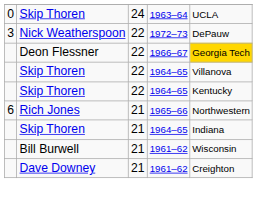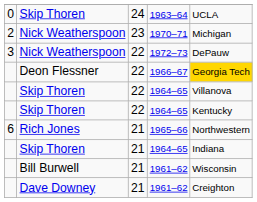+ row: (73, 33)
